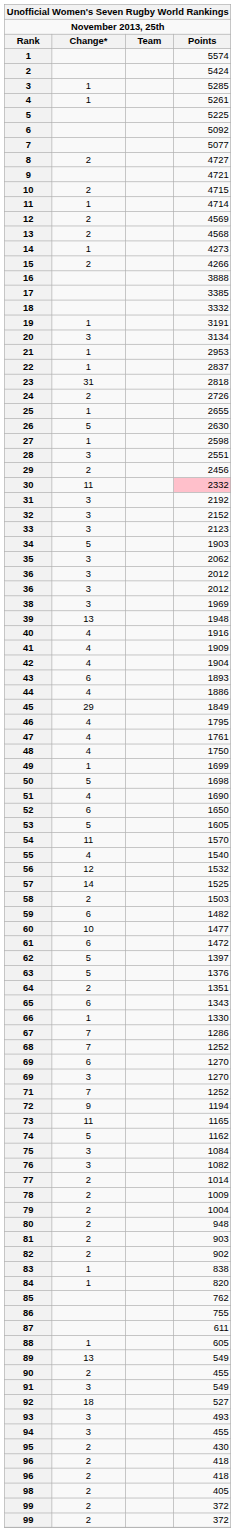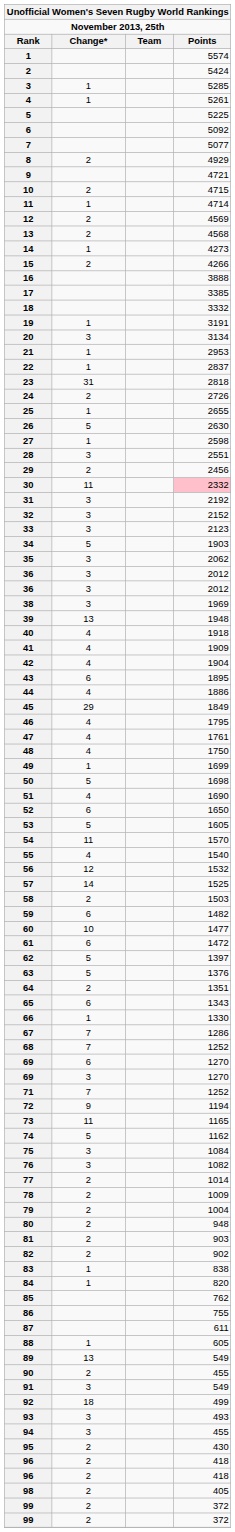(218, 160) 4727 -> (218, 160) 4929
(218, 633) 1916 -> (218, 633) 1918
(218, 678) 1893 -> (218, 678) 1895
(221, 1402) 527 -> (221, 1402) 499
